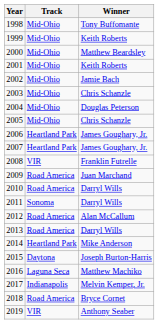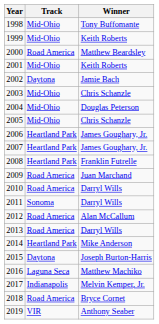(43, 51) Mid-Ohio -> (51, 51) Road America
(43, 79) Mid-Ohio -> (41, 79) Daytona
(34, 161) VIR -> (52, 161) Heartland Park
